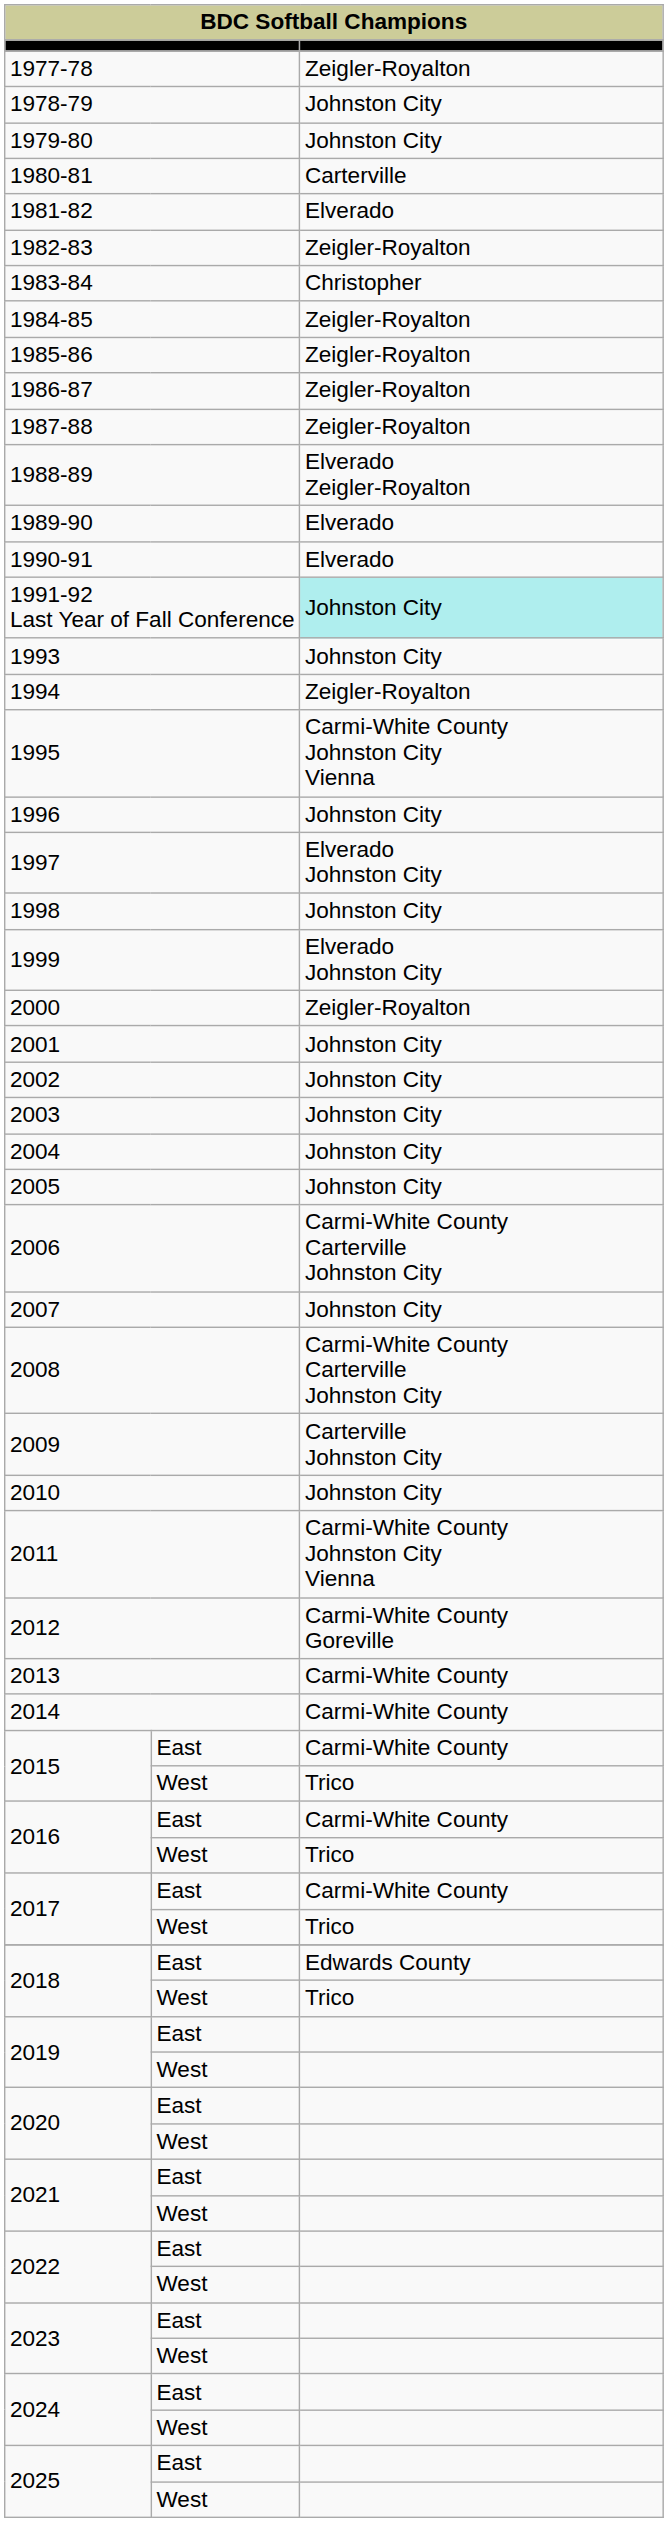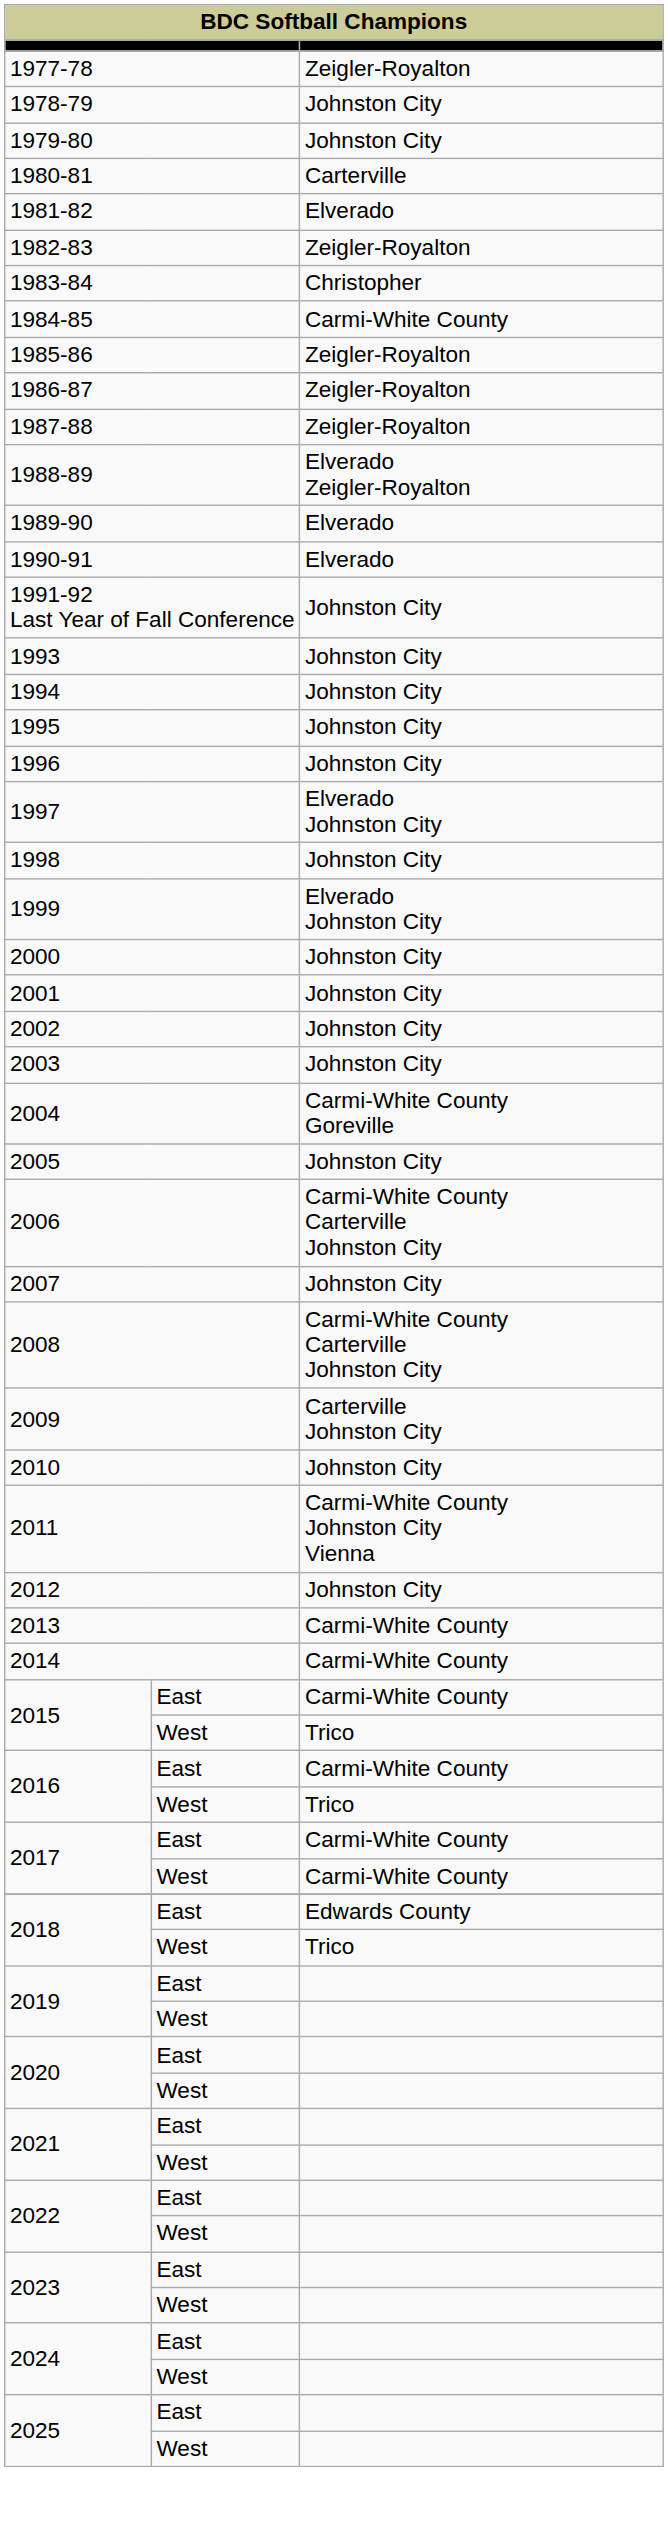(388, 319) Zeigler-Royalton -> (407, 319) Carmi-White County
(373, 607) paleturquoise background -> (373, 607) no background
(388, 691) Zeigler-Royalton -> (373, 691) Johnston City
(407, 752) Carmi-White County Johnston City Vienna -> (373, 727) Johnston City
(388, 1007) Zeigler-Royalton -> (373, 957) Johnston City
(373, 1151) Johnston City -> (407, 1113) Carmi-White County Goreville
(407, 1627) Carmi-White County Goreville -> (373, 1589) Johnston City
(330, 1926) Trico -> (407, 1875) Carmi-White County
